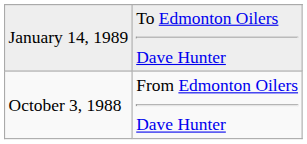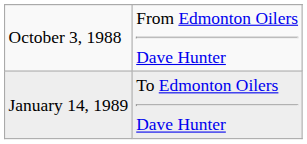rows swapped: (65, 104) <-> (68, 37)
